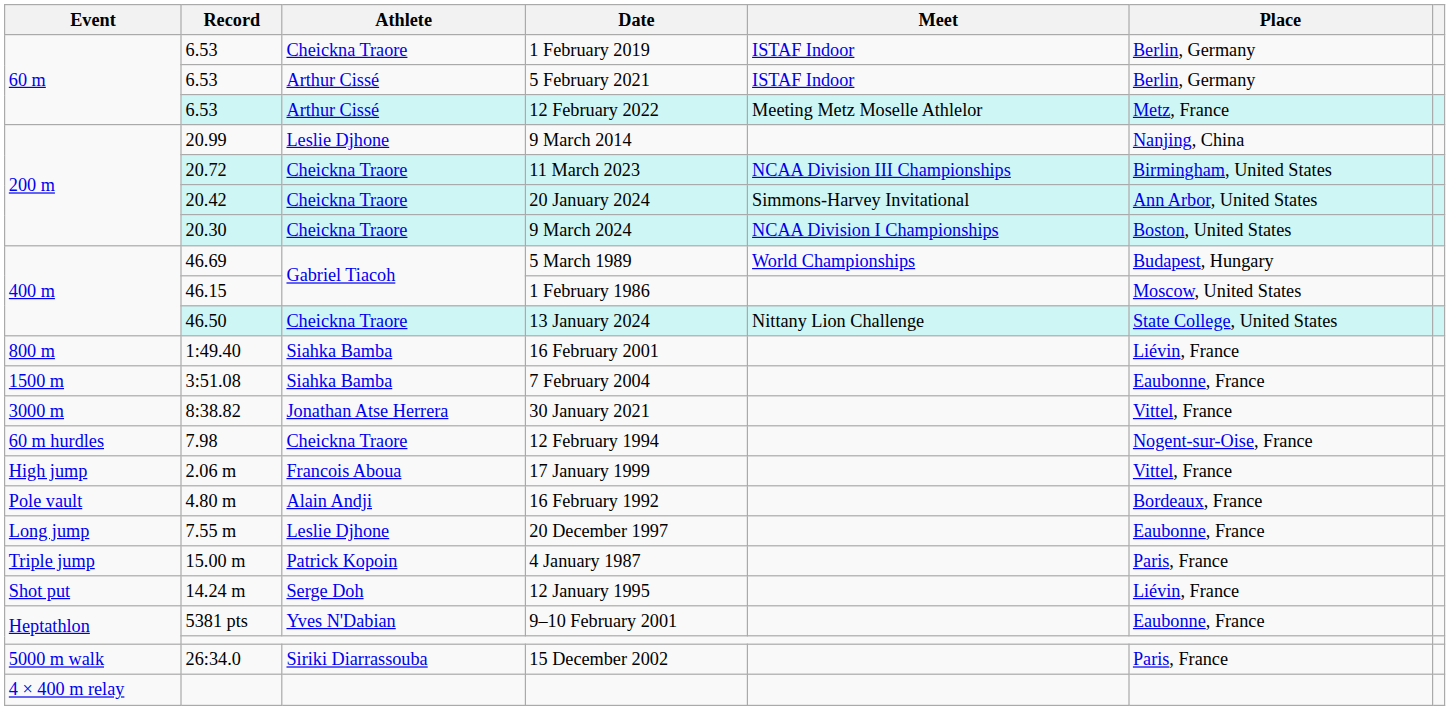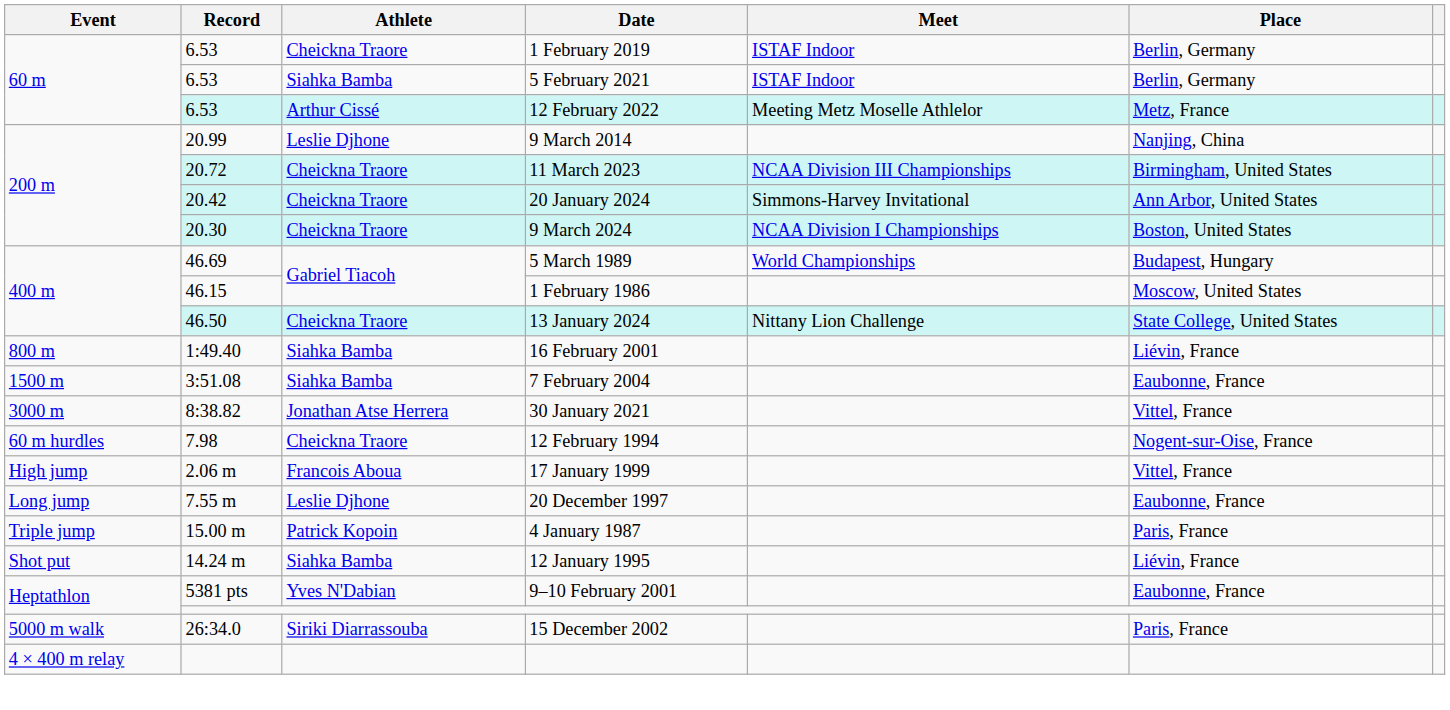(333, 79) Arthur Cissé -> (339, 79) Siahka Bamba
- row: (46, 500)
(325, 591) Serge Doh -> (339, 561) Siahka Bamba
